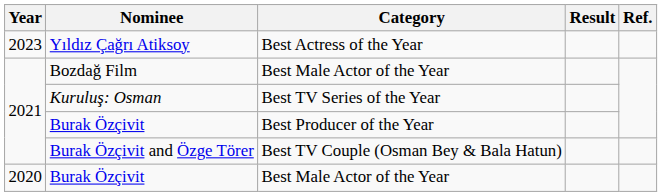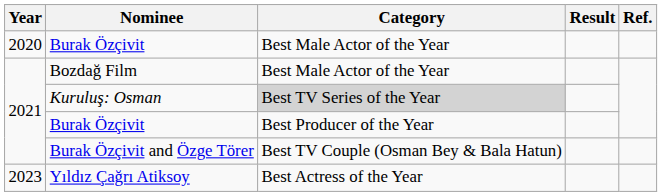rows swapped: (25, 177) <-> (25, 44)
(351, 97) no background -> (351, 97) lightgrey background
